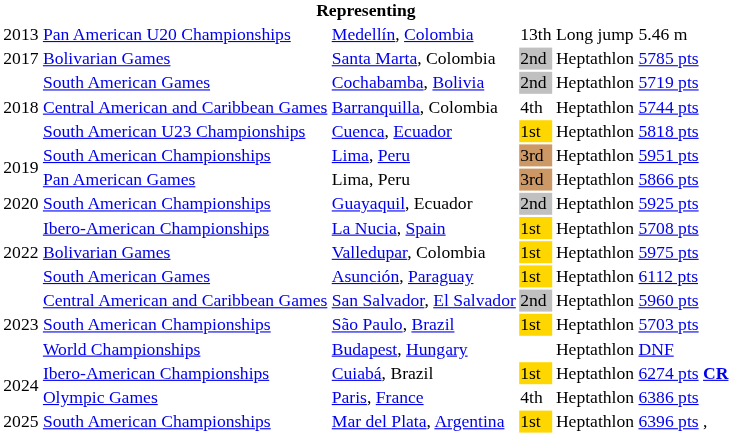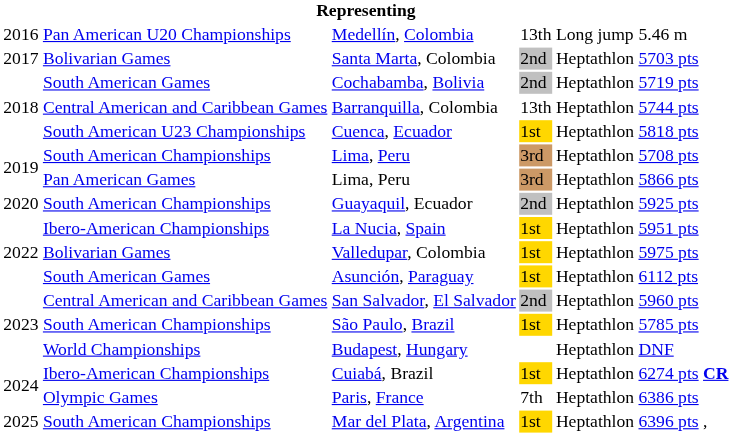(21, 34) 2013 -> (21, 34) 2016
(669, 58) 5785 pts -> (669, 58) 5703 pts
(531, 106) 4th -> (536, 106) 13th
(669, 155) 5951 pts -> (669, 155) 5708 pts
(669, 227) 5708 pts -> (669, 227) 5951 pts
(669, 324) 5703 pts -> (669, 324) 5785 pts
(531, 397) 4th -> (531, 397) 7th
